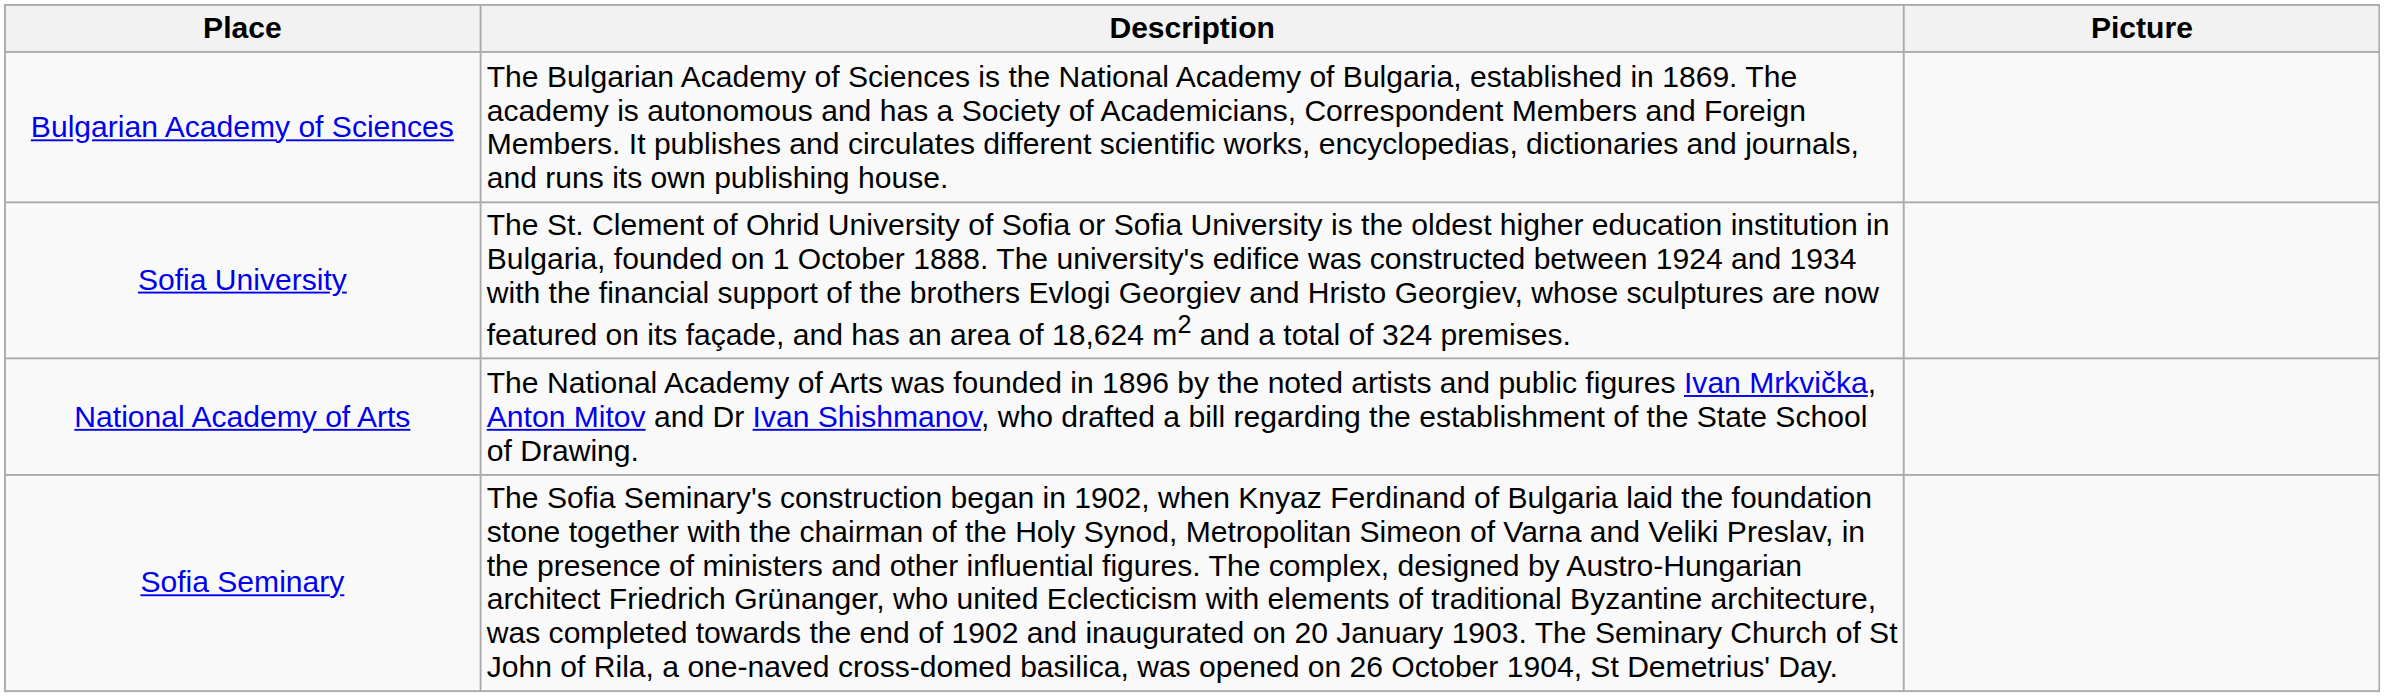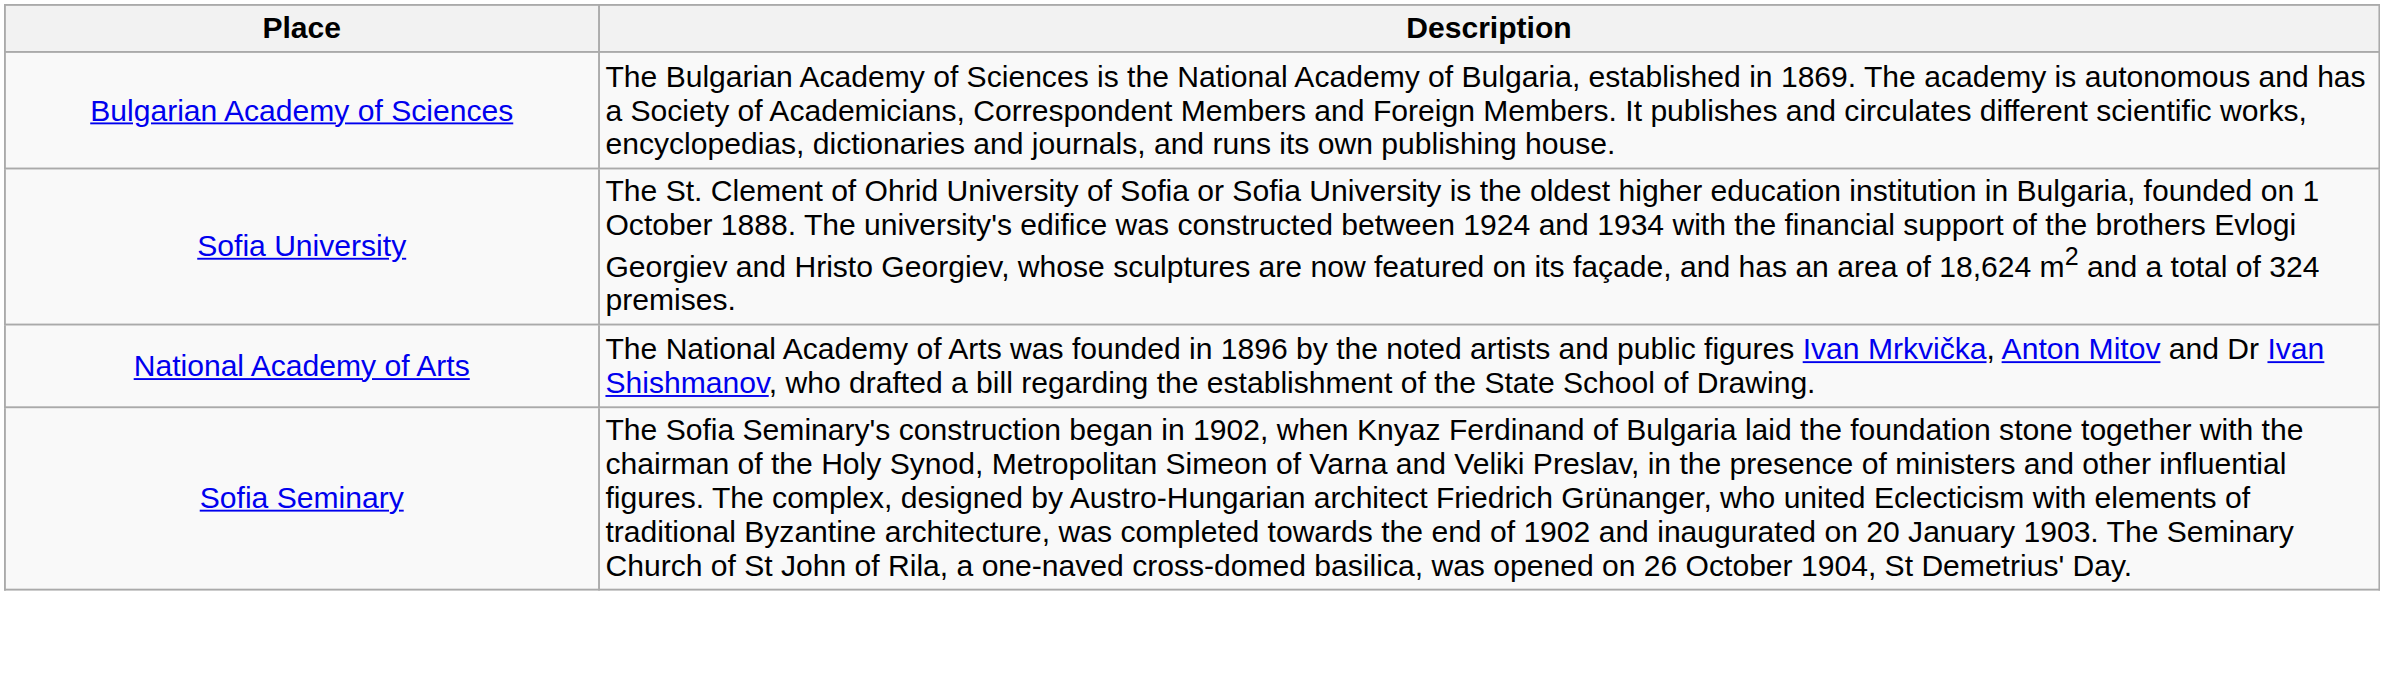- column: (2142, 28)
